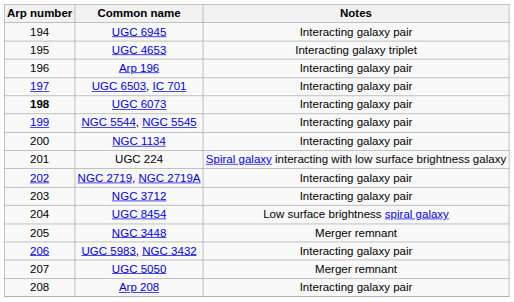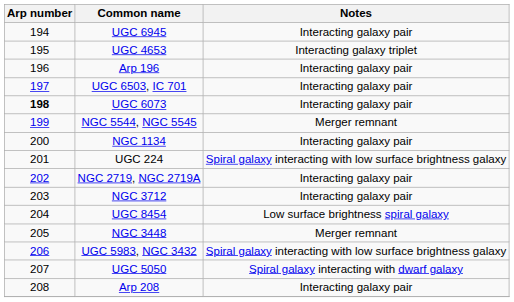(356, 123) Interacting galaxy pair -> (356, 123) Merger remnant
(356, 251) Interacting galaxy pair -> (356, 251) Spiral galaxy interacting with low surface brightness galaxy
(356, 269) Merger remnant -> (356, 269) Spiral galaxy interacting with dwarf galaxy
